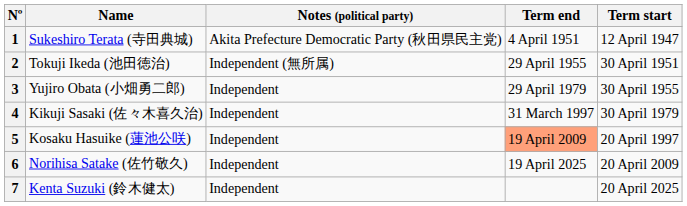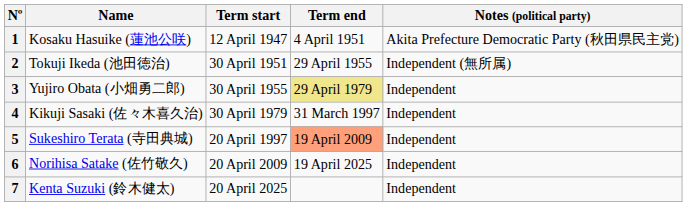columns swapped: (640, 15) <-> (355, 15)
(111, 38) Sukeshiro Terata (寺田典城) -> (110, 38) Kosaku Hasuike (蓮池公咲)
(547, 89) no background -> (333, 89) khaki background
(110, 138) Kosaku Hasuike (蓮池公咲) -> (111, 138) Sukeshiro Terata (寺田典城)
